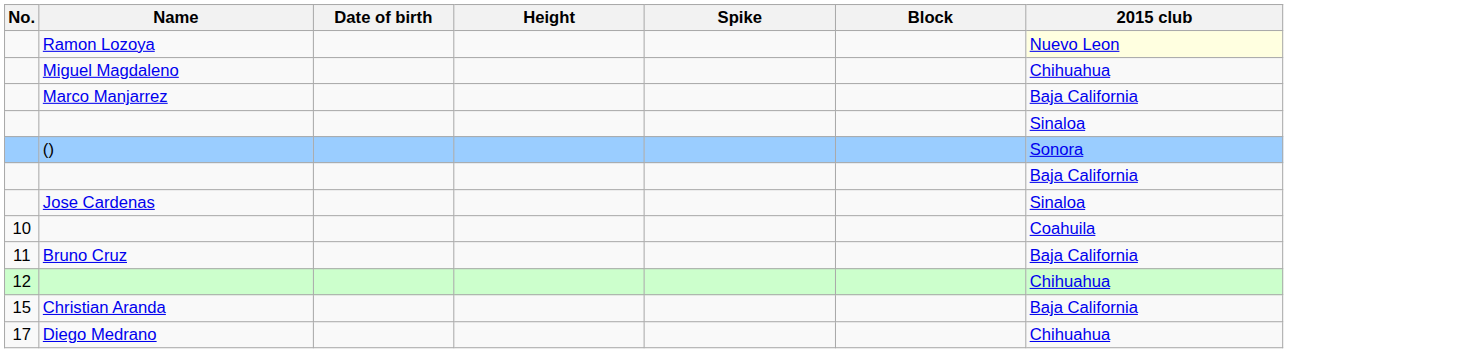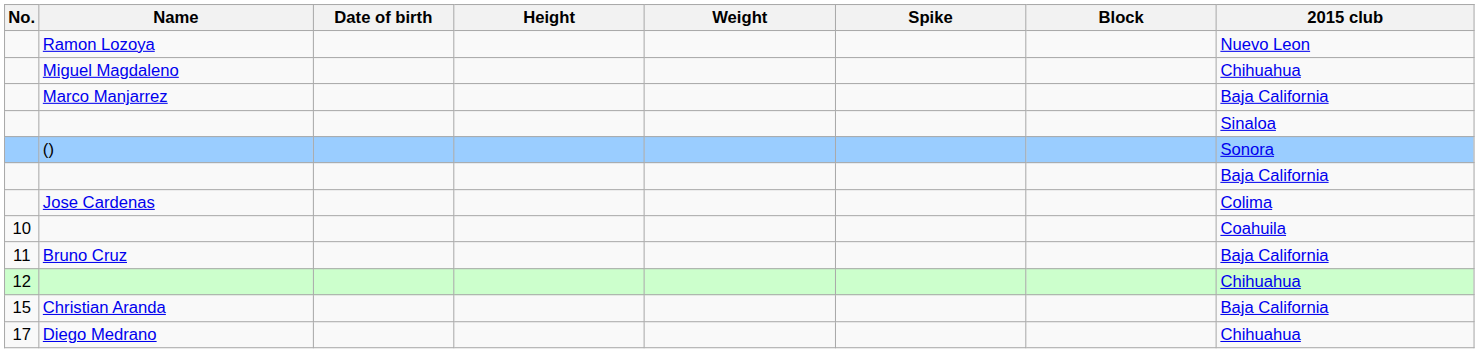+ column: (740, 17)
(1075, 44) lightyellow background -> (1265, 44) no background
(1057, 202) Sinaloa -> (1246, 202) Colima
